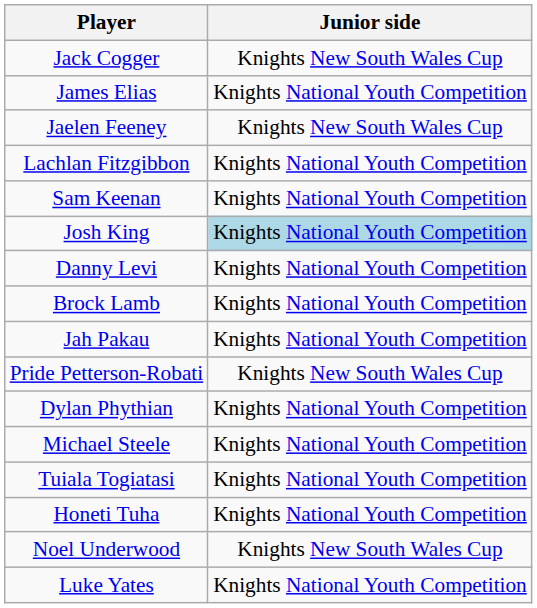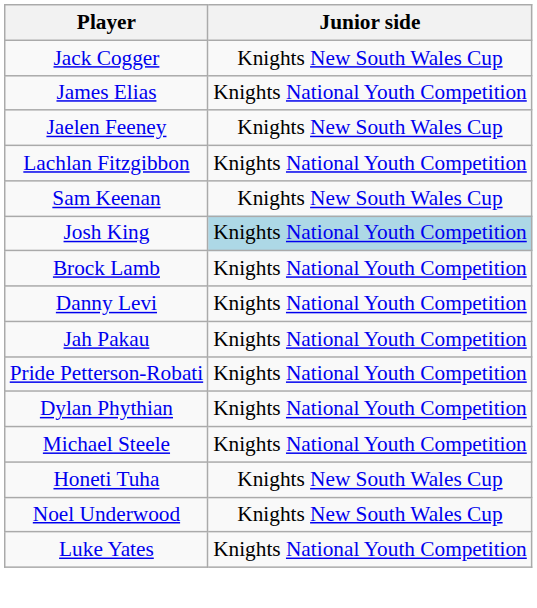(370, 198) Knights National Youth Competition -> (370, 198) Knights New South Wales Cup
rows swapped: (106, 303) <-> (106, 268)
(370, 373) Knights New South Wales Cup -> (370, 373) Knights National Youth Competition
- row: (106, 479)
(370, 514) Knights National Youth Competition -> (370, 479) Knights New South Wales Cup
